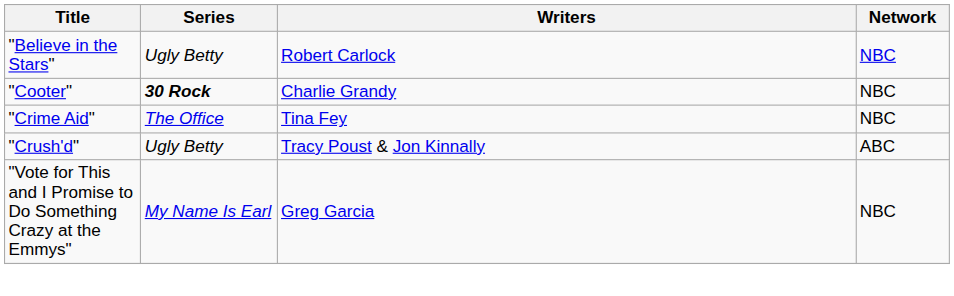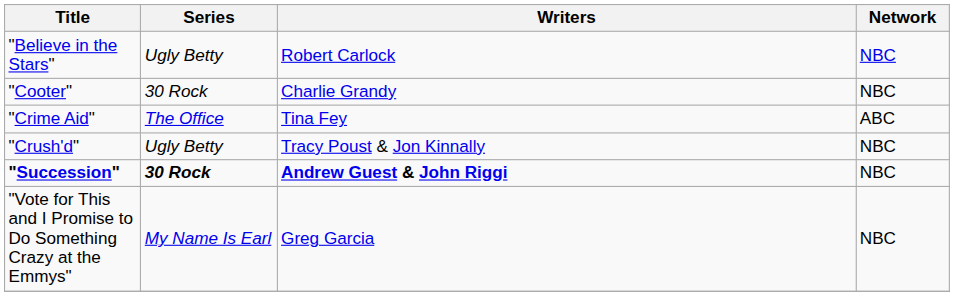(178, 91) bold -> (176, 91) normal
(878, 118) NBC -> (877, 118) ABC
(877, 145) ABC -> (878, 145) NBC
+ row: (64, 173)
